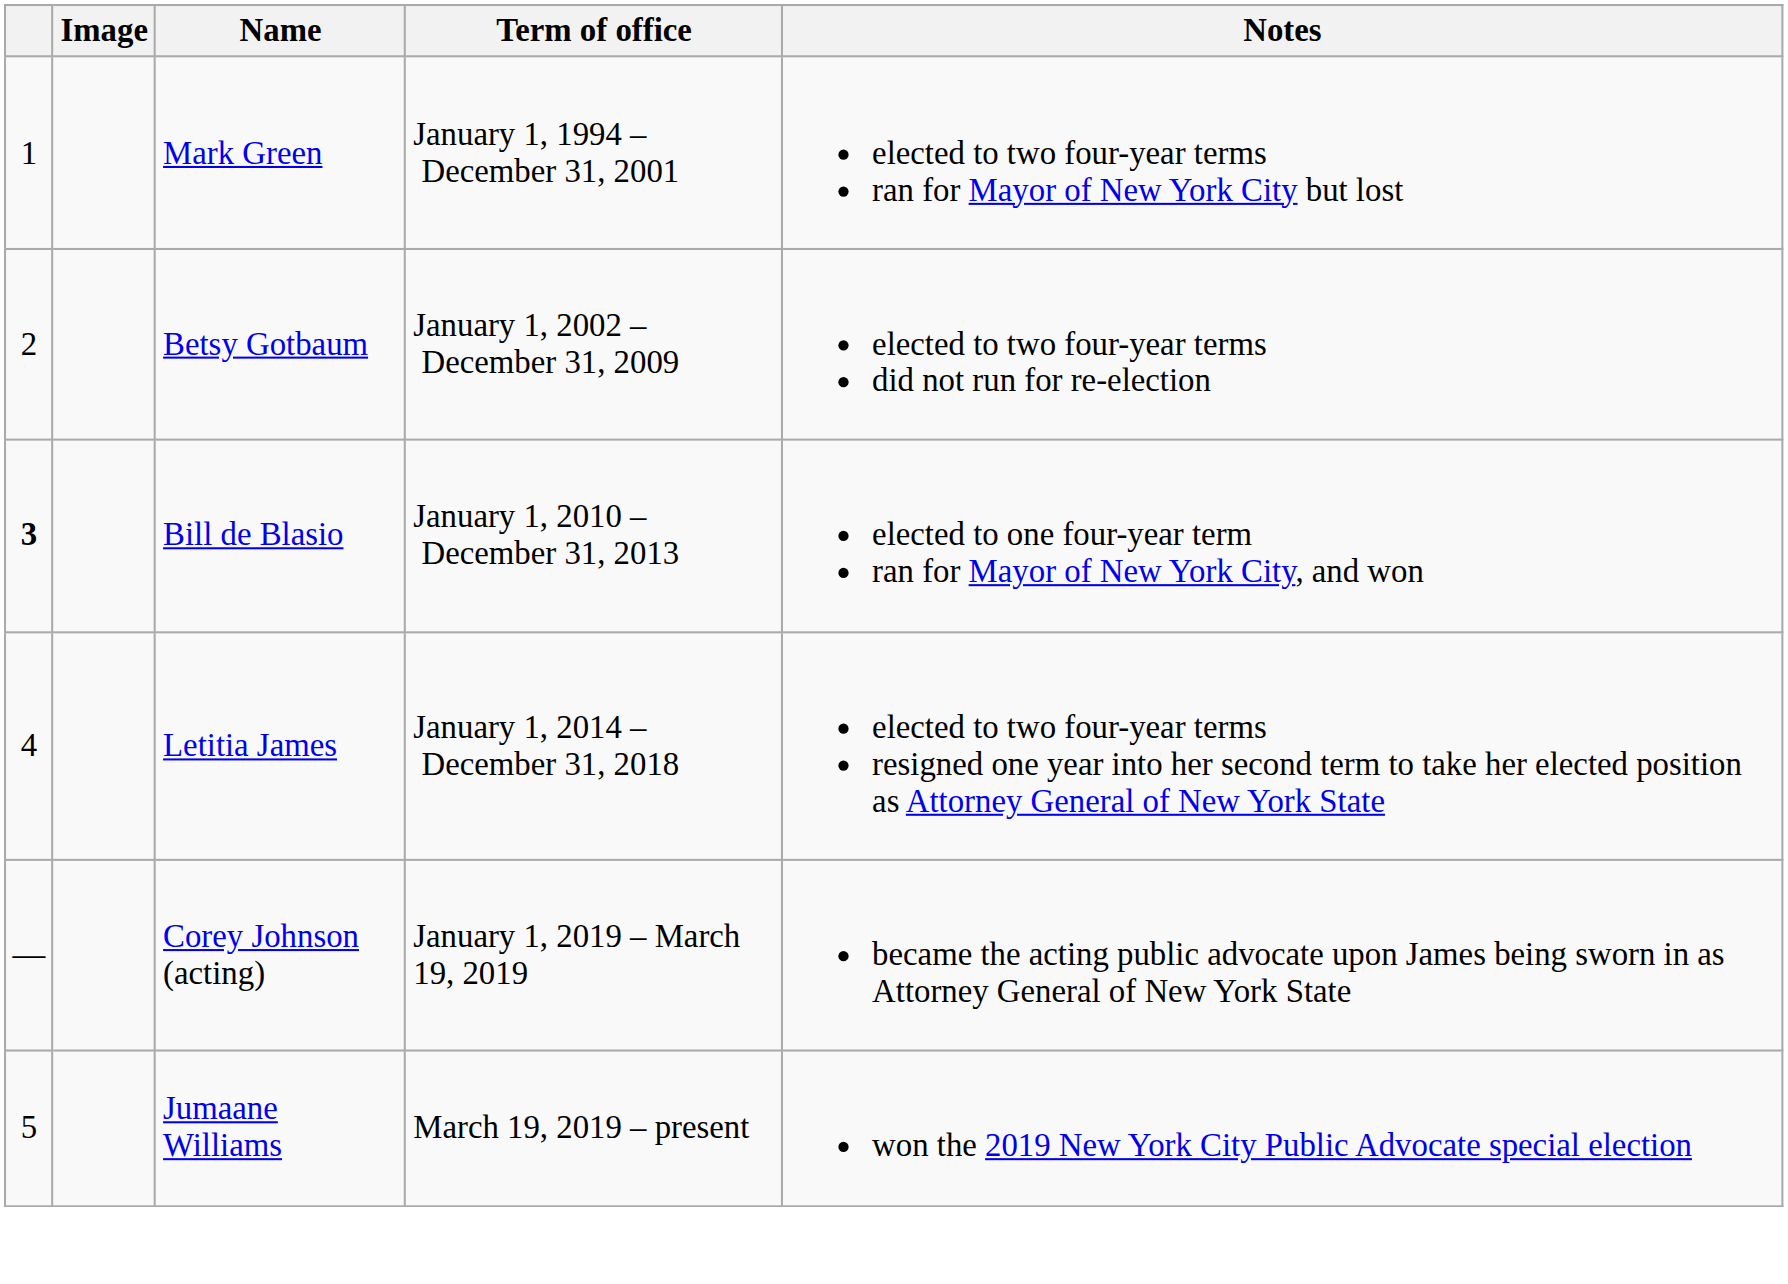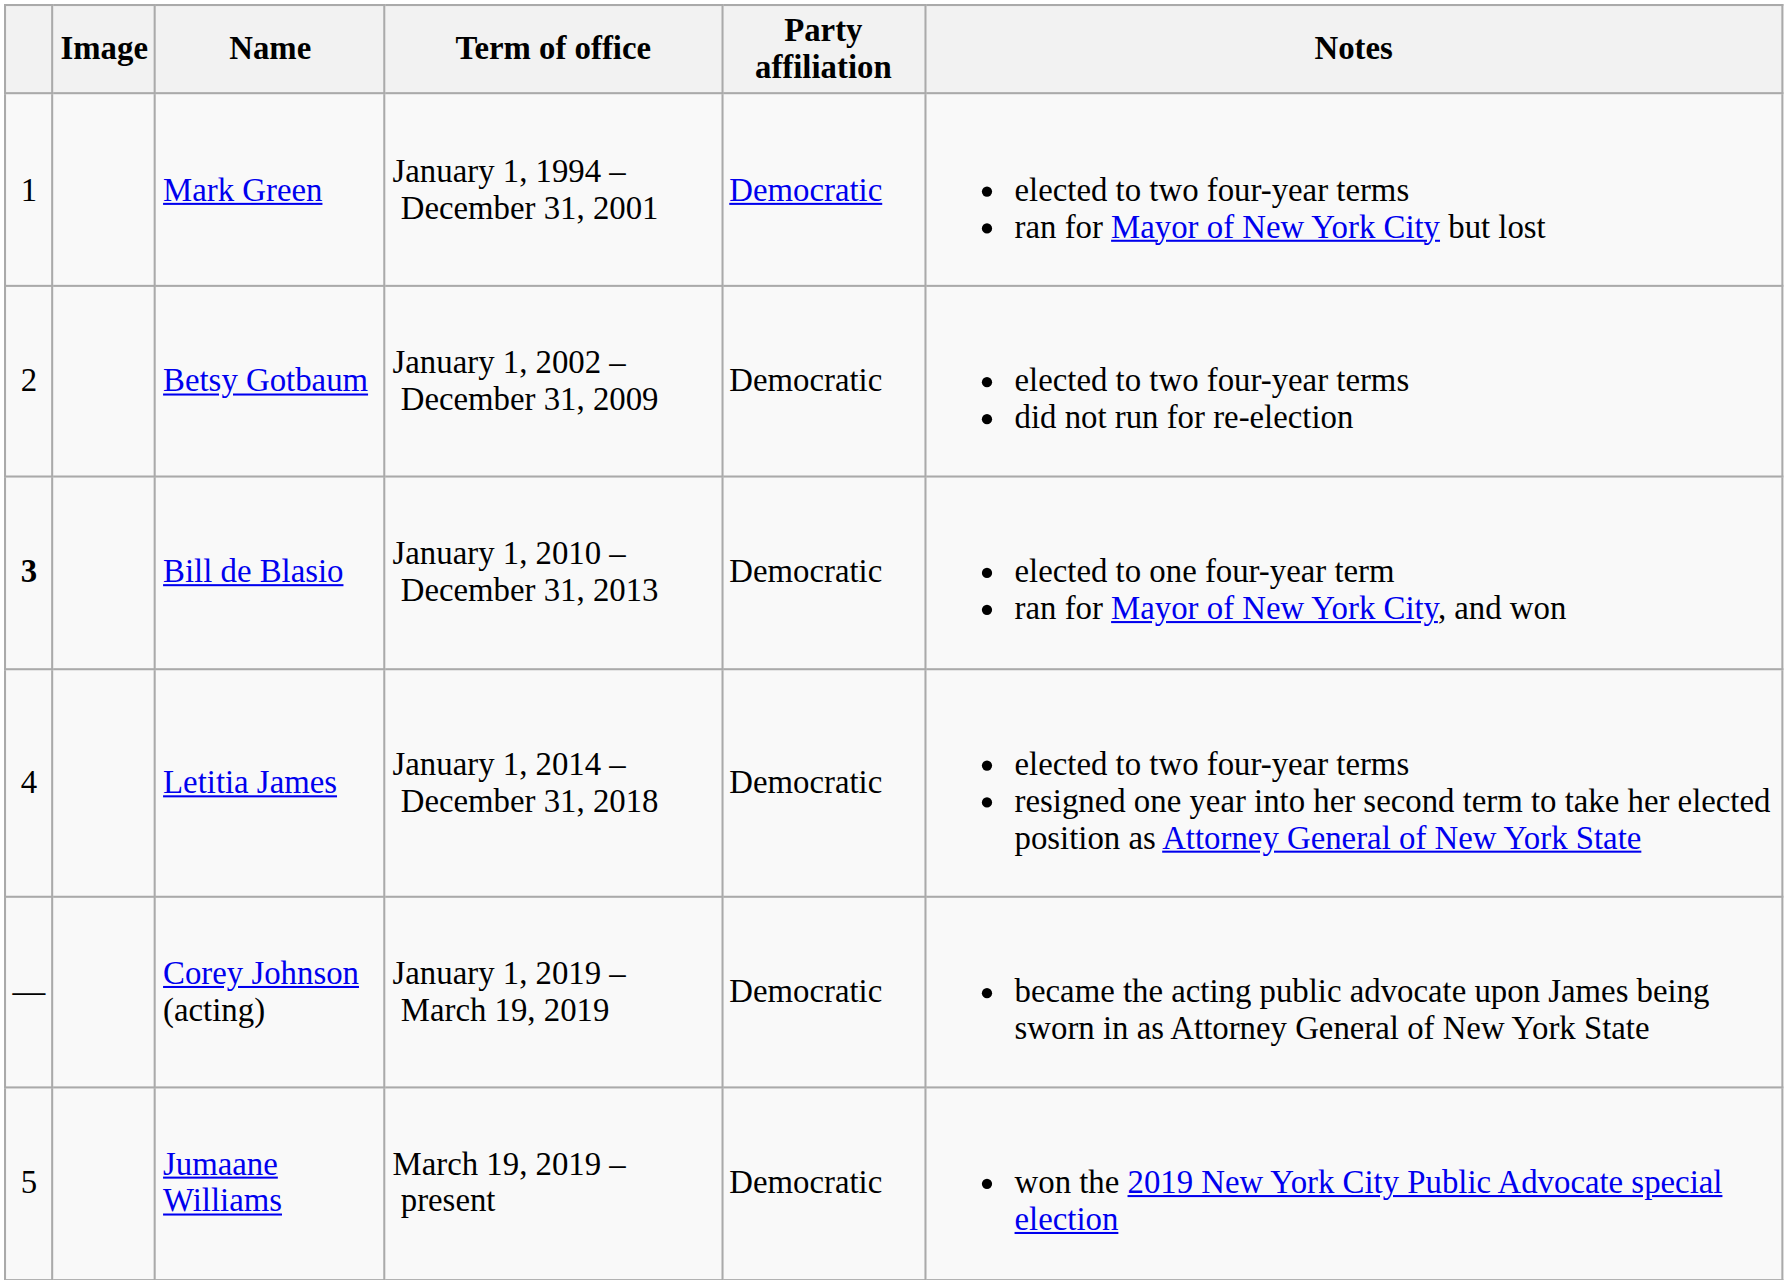+ column: (823, 48)
